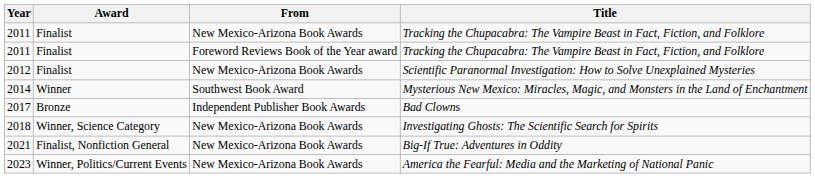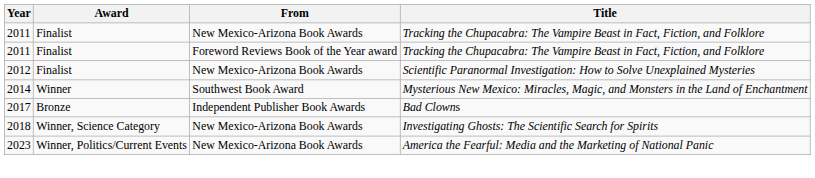- row: (19, 145)
